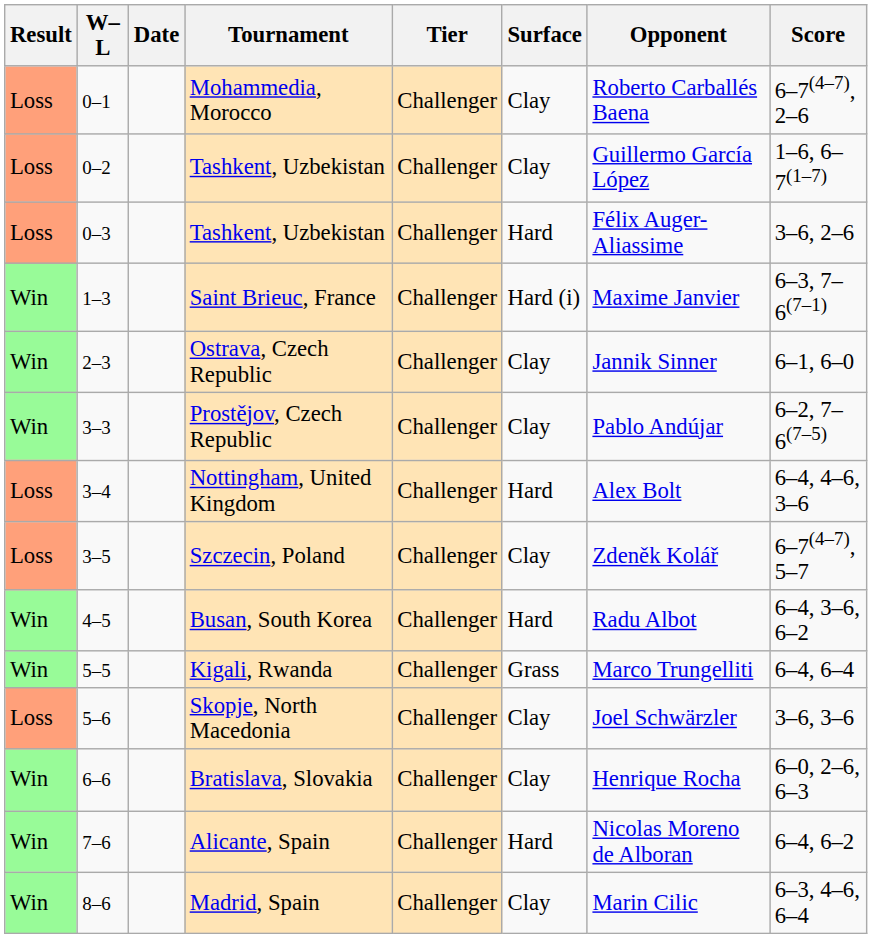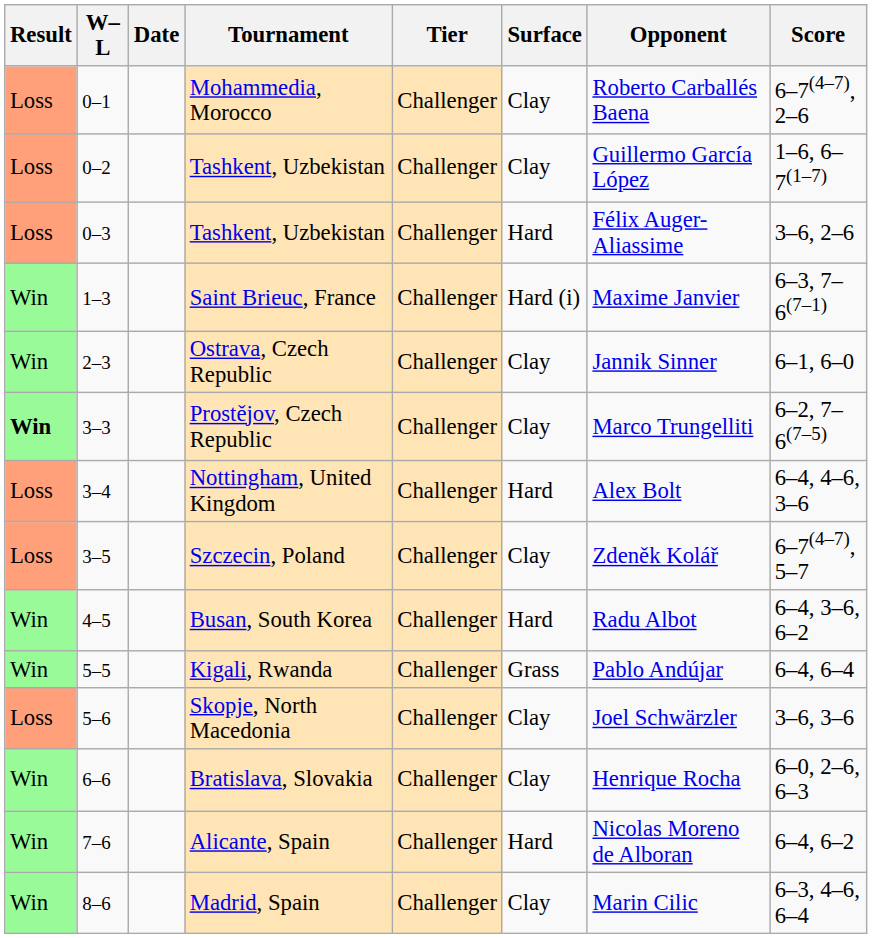(29, 426) normal -> (31, 426) bold
(658, 426) Pablo Andújar -> (673, 426) Marco Trungelliti
(673, 669) Marco Trungelliti -> (658, 669) Pablo Andújar
